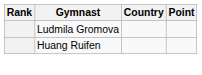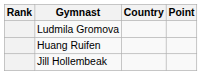+ row: (72, 62)
